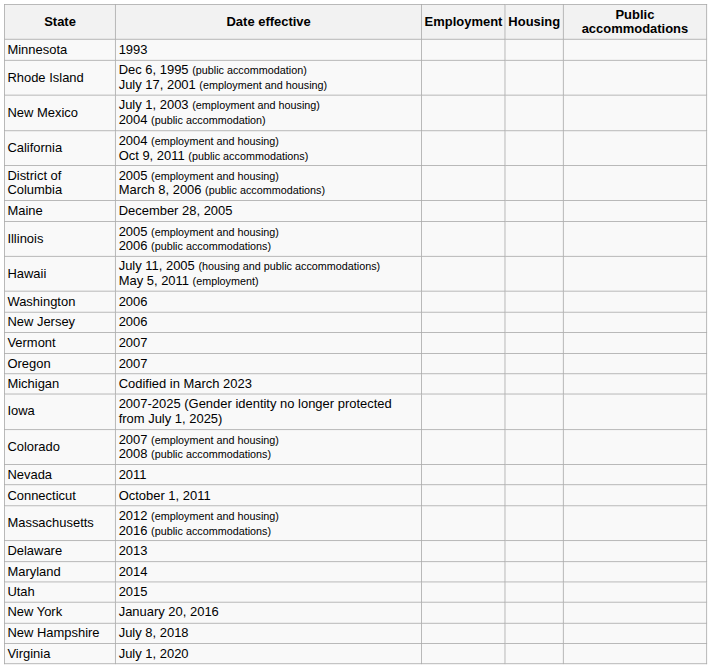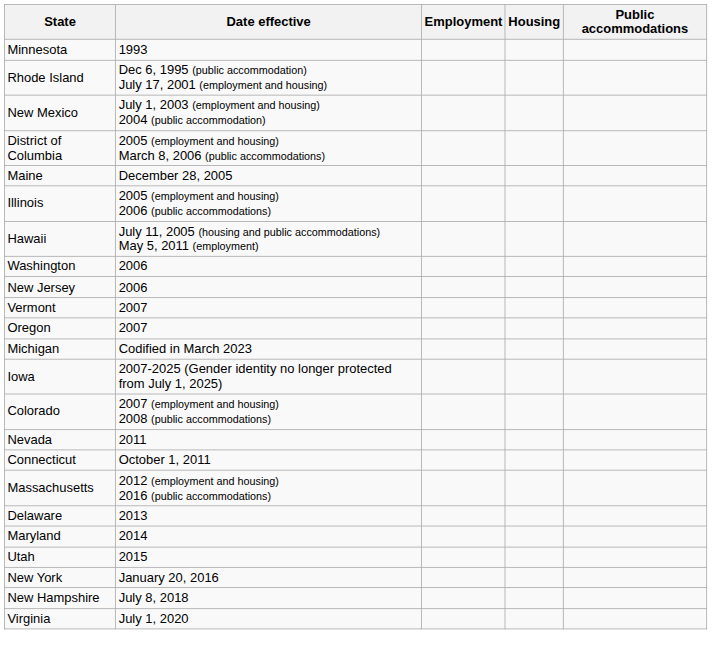- row: (35, 148)
